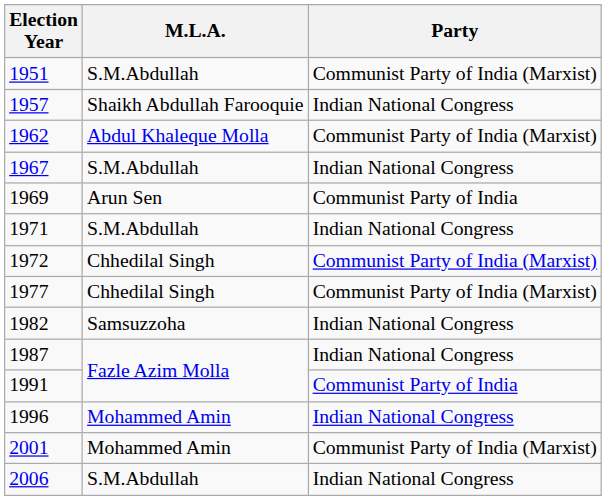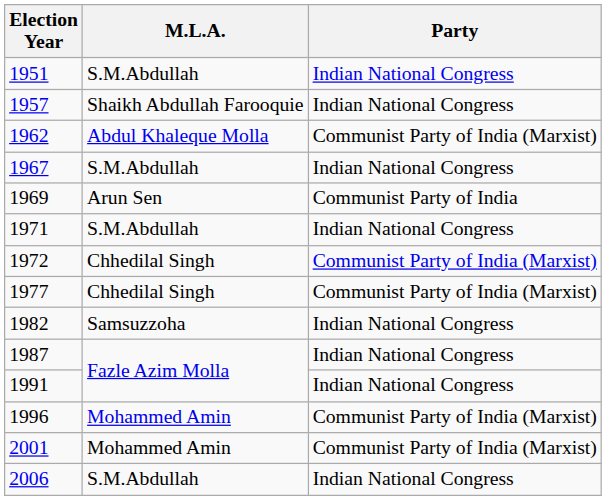(455, 73) Communist Party of India (Marxist) -> (413, 73) Indian National Congress
(415, 385) Communist Party of India -> (413, 385) Indian National Congress
(413, 416) Indian National Congress -> (455, 416) Communist Party of India (Marxist)
